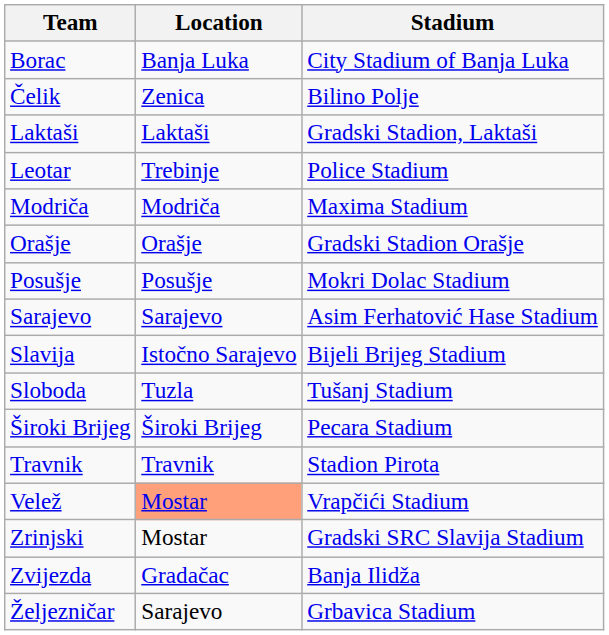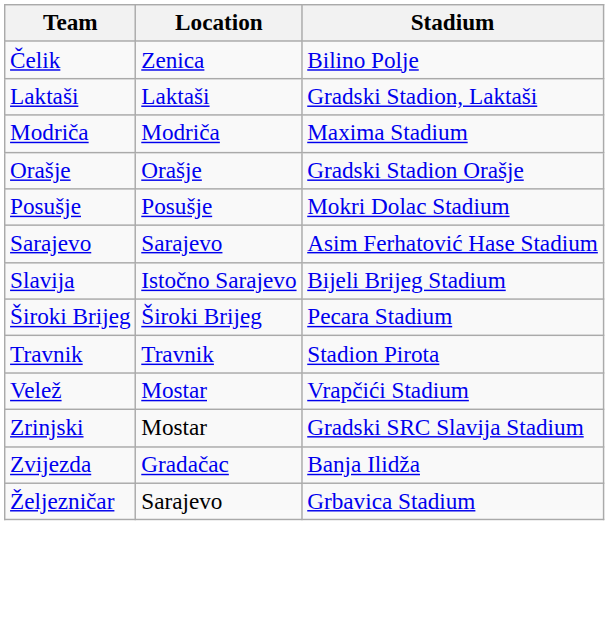- row: (38, 59)
- row: (40, 170)
- row: (48, 390)
(174, 501) lightsalmon background -> (174, 390) no background
